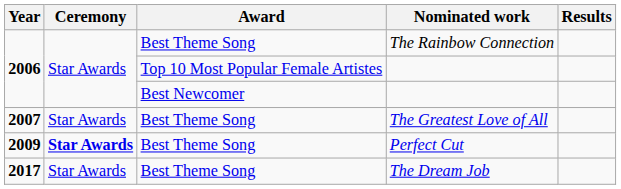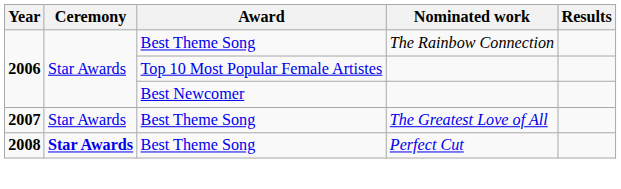(24, 145) 2009 -> (24, 145) 2008
- row: (198, 171)
